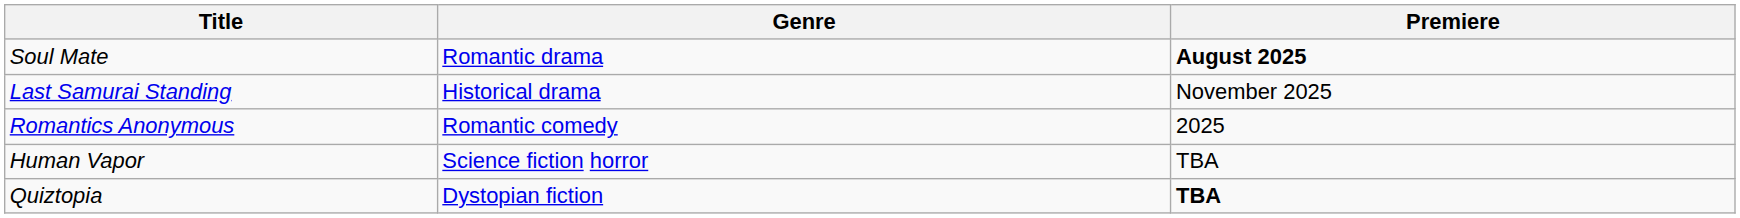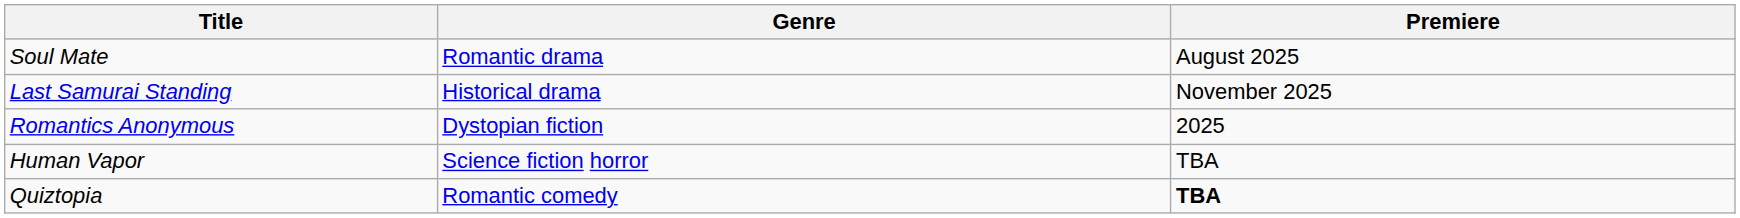(1241, 56) bold -> (1238, 56) normal
(530, 126) Romantic comedy -> (523, 126) Dystopian fiction
(523, 195) Dystopian fiction -> (530, 195) Romantic comedy
